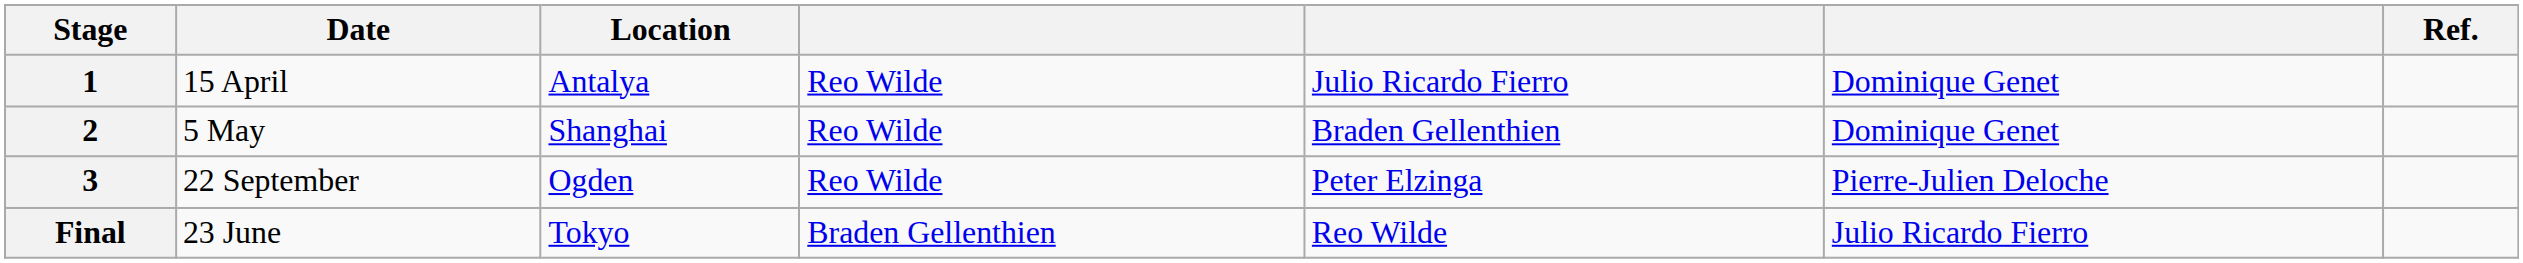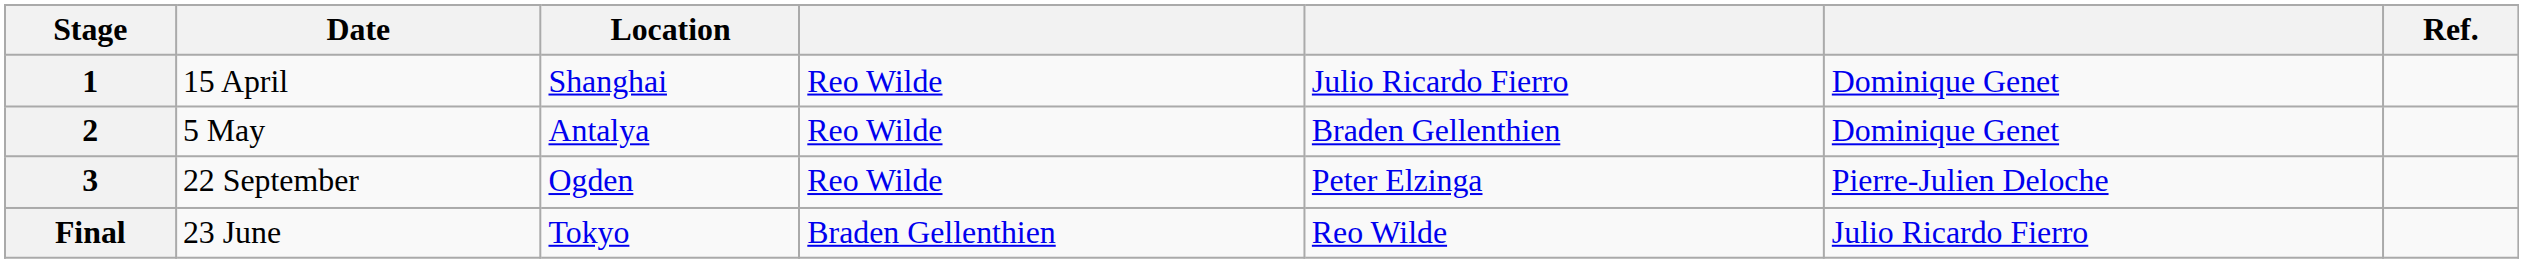(599, 80) Antalya -> (608, 80) Shanghai
(608, 130) Shanghai -> (599, 130) Antalya
